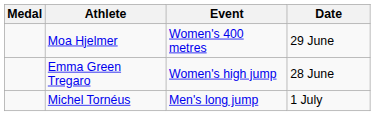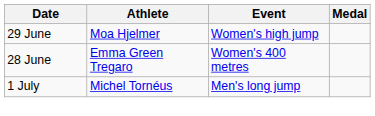columns swapped: (25, 14) <-> (329, 14)
(206, 40) Women's 400 metres -> (265, 33) Women's high jump
(223, 74) Women's high jump -> (248, 60) Women's 400 metres
